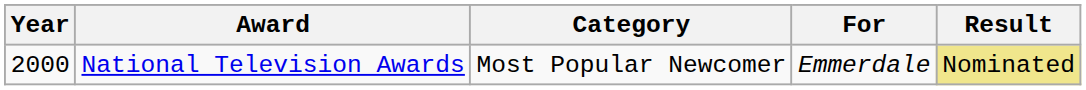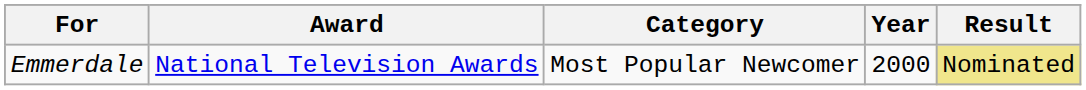columns swapped: (40, 25) <-> (864, 25)
